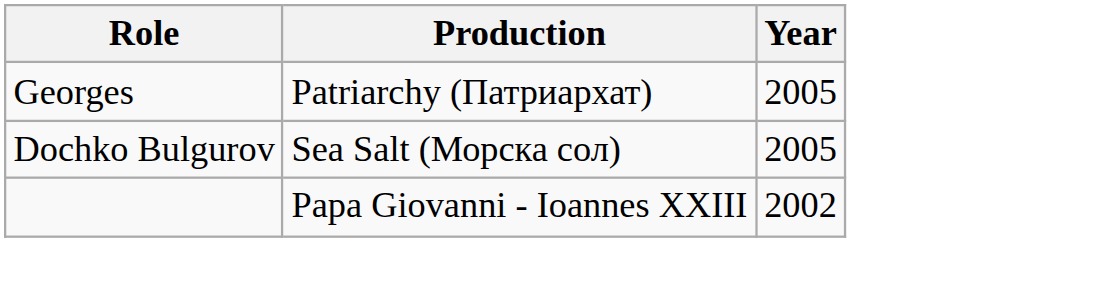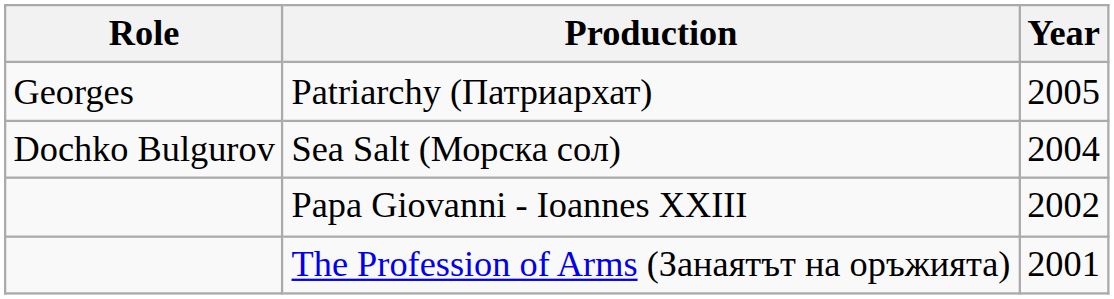(800, 148) 2005 -> (1064, 148) 2004
+ row: (651, 263)
